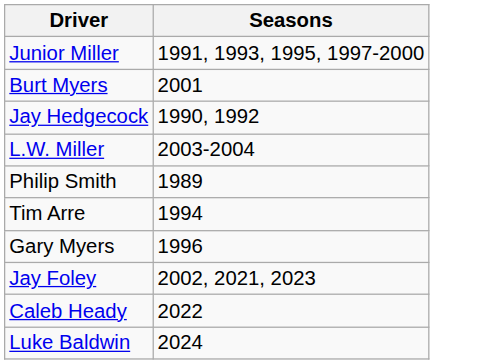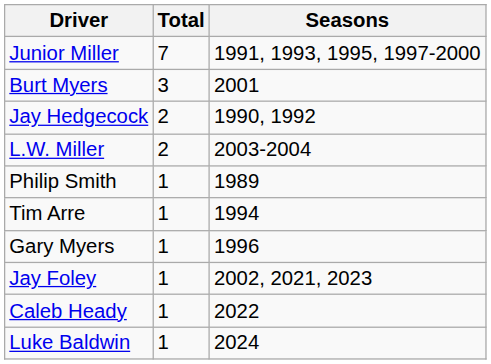+ column: (181, 20)
